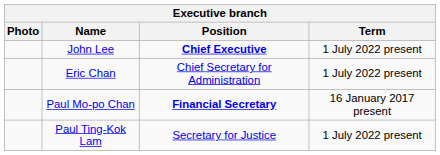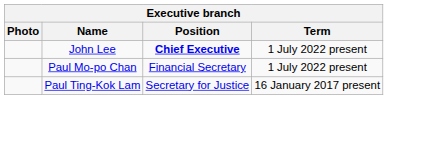- row: (91, 73)
(224, 104) bold -> (197, 67) normal
(372, 104) 16 January 2017 present -> (317, 67) 1 July 2022 present
(372, 135) 1 July 2022 present -> (317, 85) 16 January 2017 present
